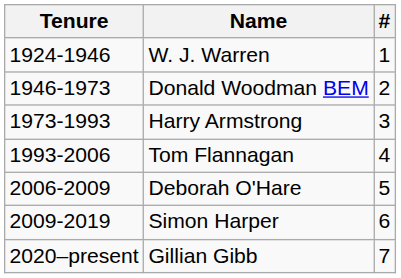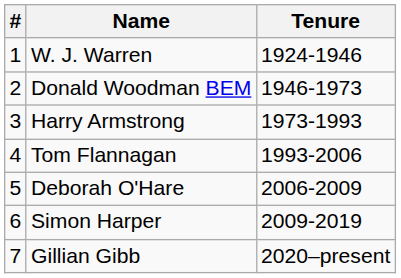columns swapped: (384, 21) <-> (74, 21)
